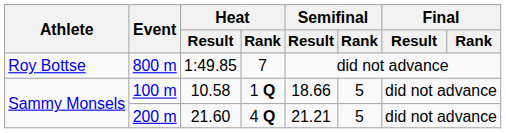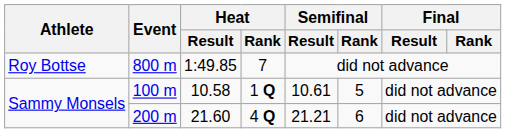(311, 91) 18.66 -> (311, 91) 10.61
(359, 116) 5 -> (359, 116) 6
